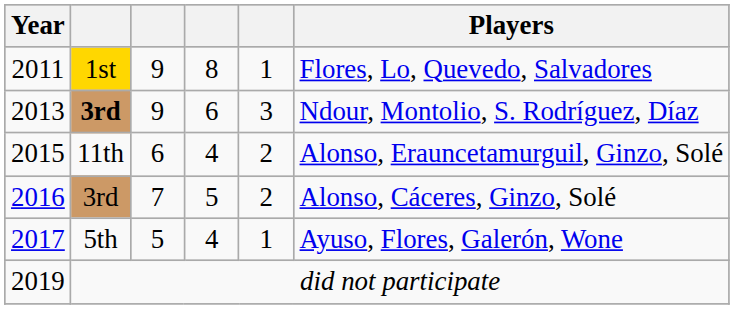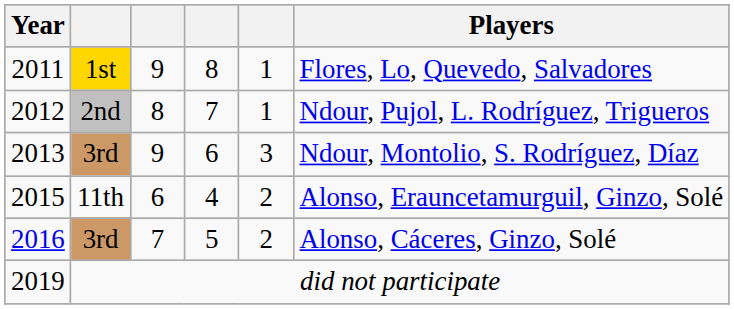+ row: (38, 111)
(101, 111) bold -> (101, 153) normal
- row: (38, 238)
